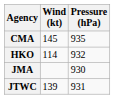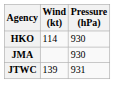- row: (22, 39)
(78, 54) 932 -> (78, 39) 930
